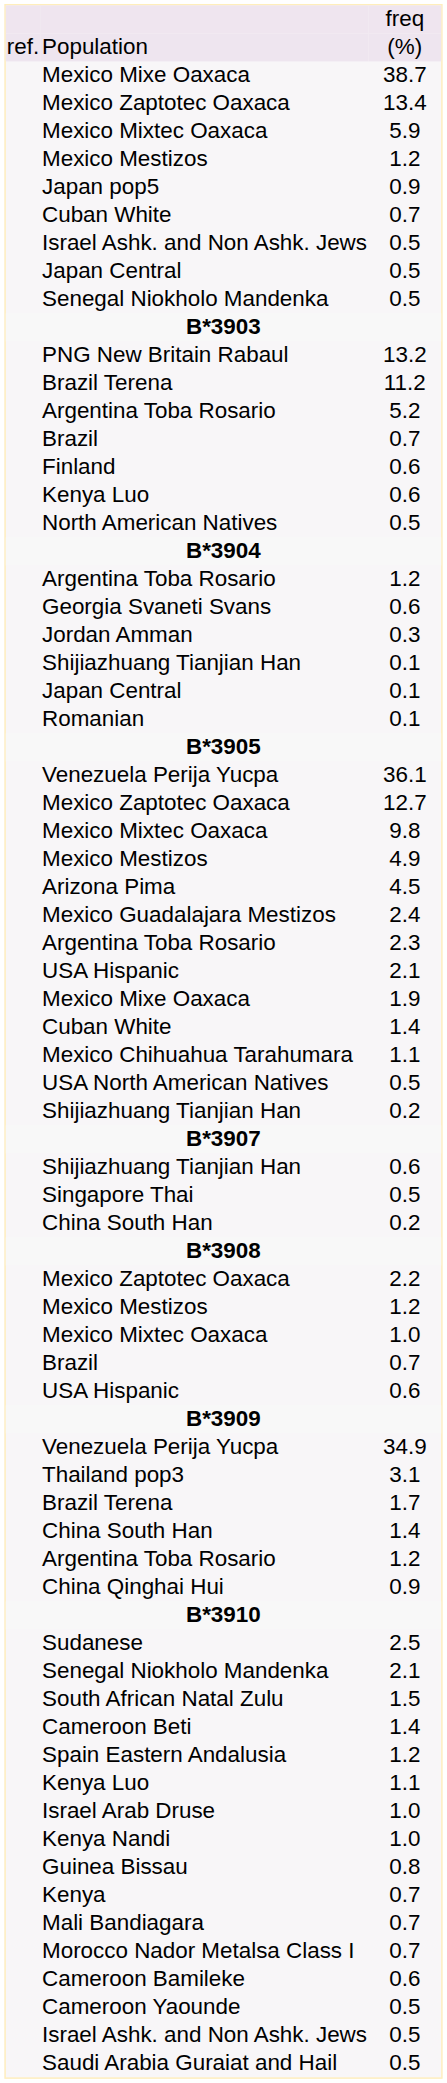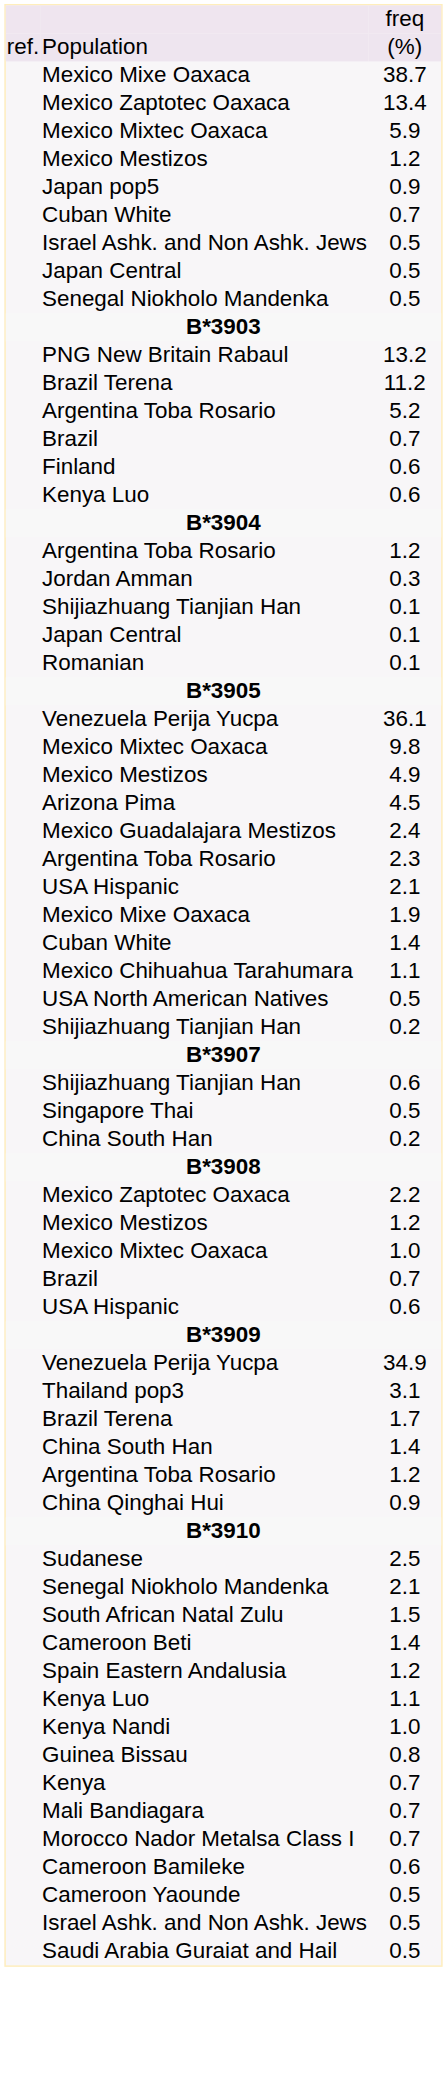- row: (160, 523)
- row: (157, 607)
- row: (166, 803)
- row: (129, 1811)
